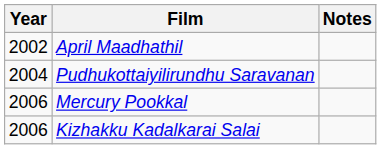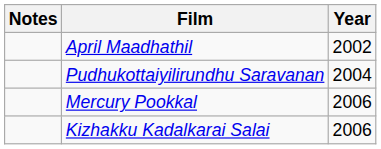columns swapped: (28, 19) <-> (347, 19)
